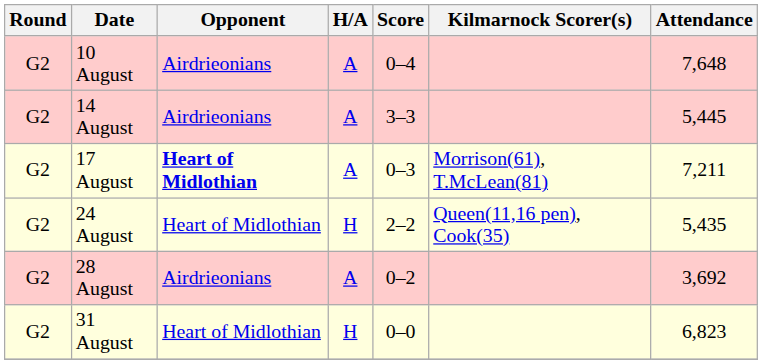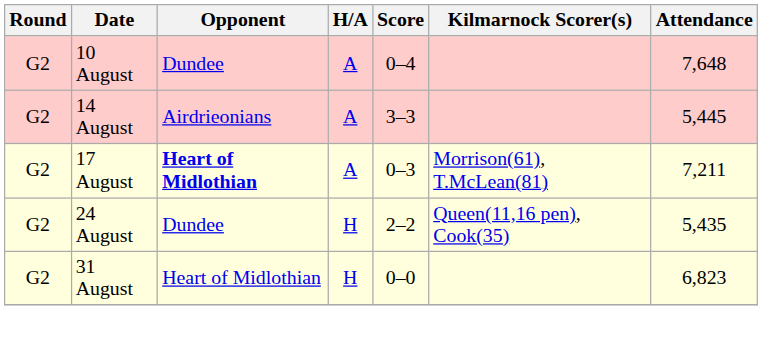(217, 62) Airdrieonians -> (193, 62) Dundee
(242, 224) Heart of Midlothian -> (193, 224) Dundee
- row: (104, 277)
